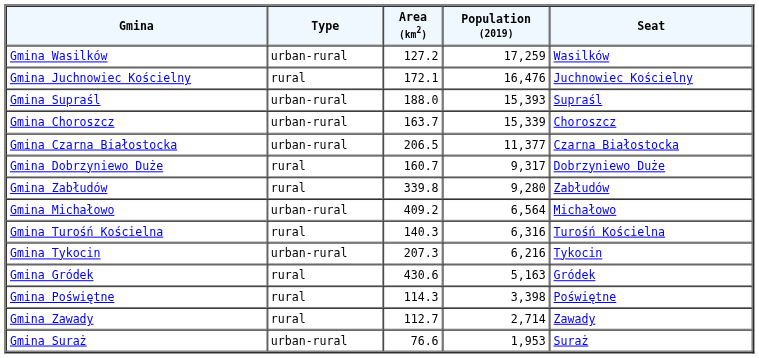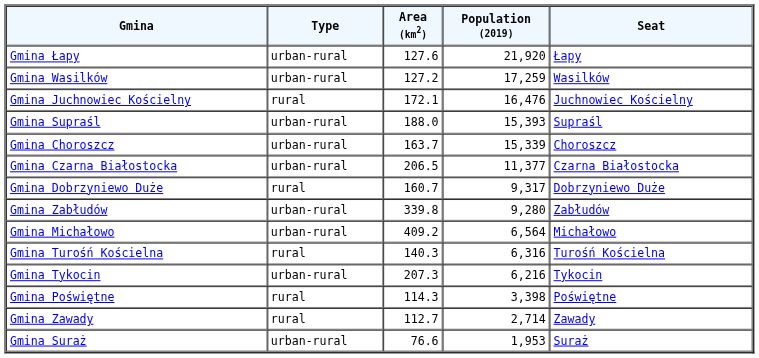+ row: (45, 57)
(288, 188) rural -> (309, 210) urban-rural
- row: (52, 275)
